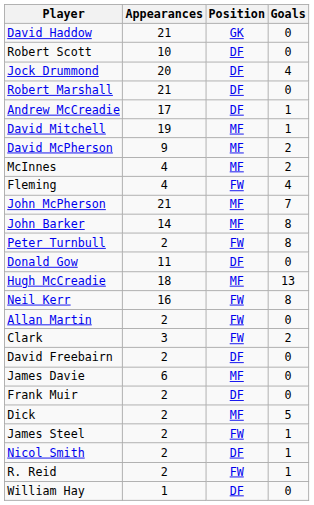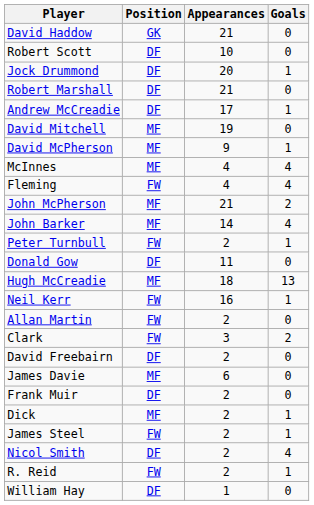columns swapped: (237, 14) <-> (164, 14)
(288, 71) 4 -> (288, 71) 1
(288, 128) 1 -> (288, 128) 0
(288, 147) 2 -> (288, 147) 1
(288, 167) 2 -> (288, 167) 4
(288, 205) 7 -> (288, 205) 2
(288, 224) 8 -> (288, 224) 4
(288, 243) 8 -> (288, 243) 1
(288, 300) 8 -> (288, 300) 1
(288, 414) 5 -> (288, 414) 1
(288, 453) 1 -> (288, 453) 4
